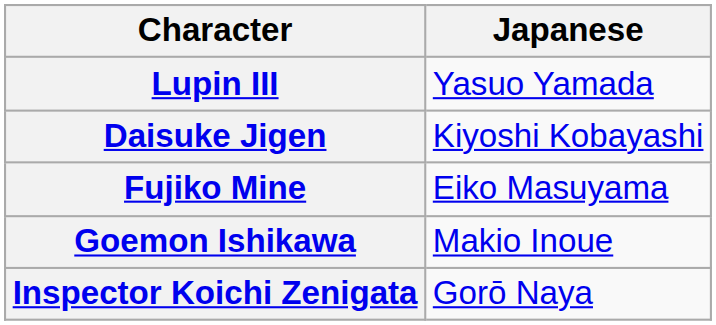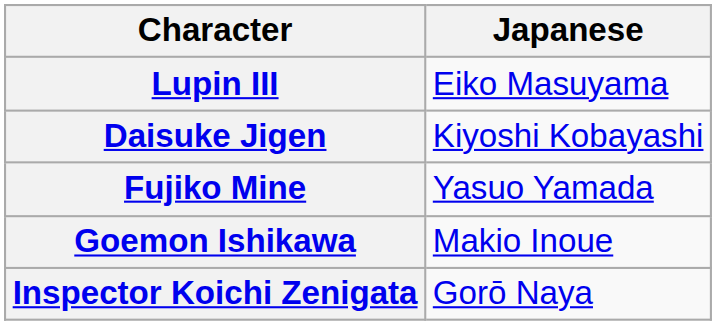(543, 83) Yasuo Yamada -> (551, 83) Eiko Masuyama
(551, 188) Eiko Masuyama -> (543, 188) Yasuo Yamada
